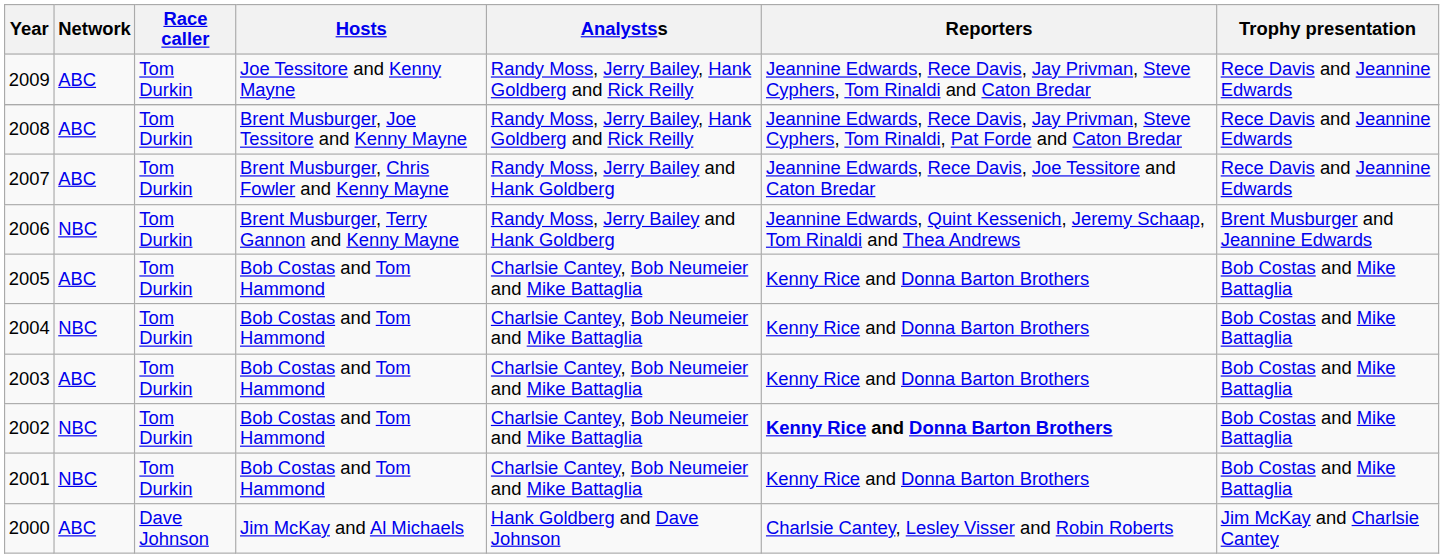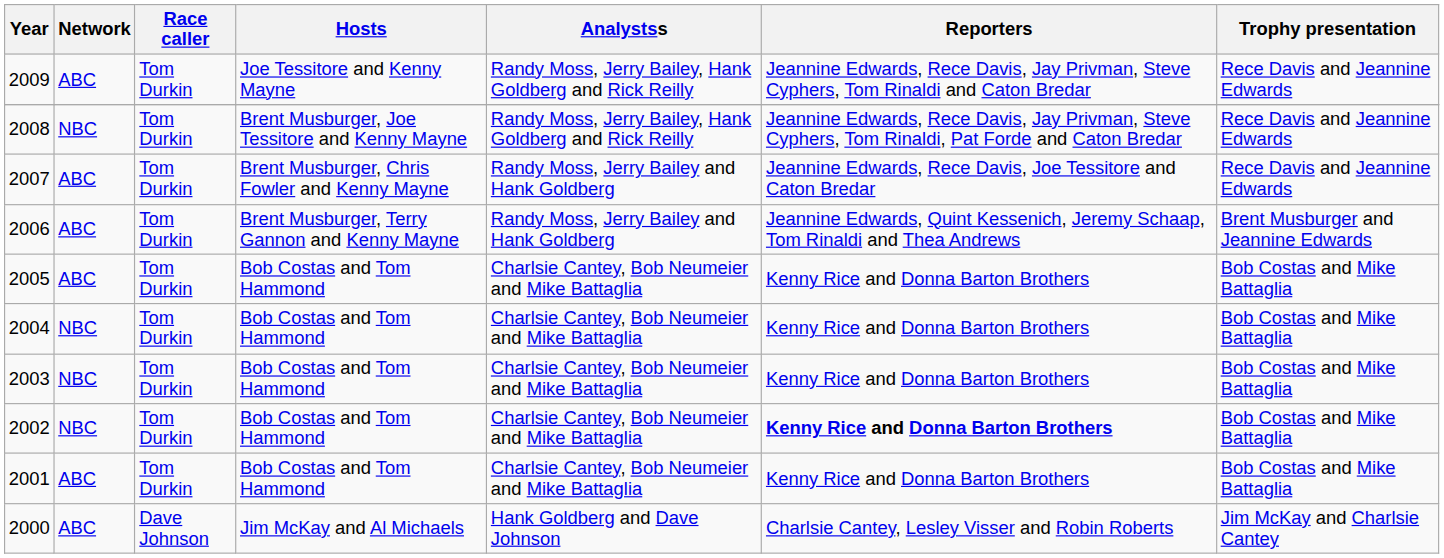(77, 129) ABC -> (78, 129) NBC
(78, 228) NBC -> (77, 228) ABC
(77, 378) ABC -> (78, 378) NBC
(78, 478) NBC -> (77, 478) ABC
